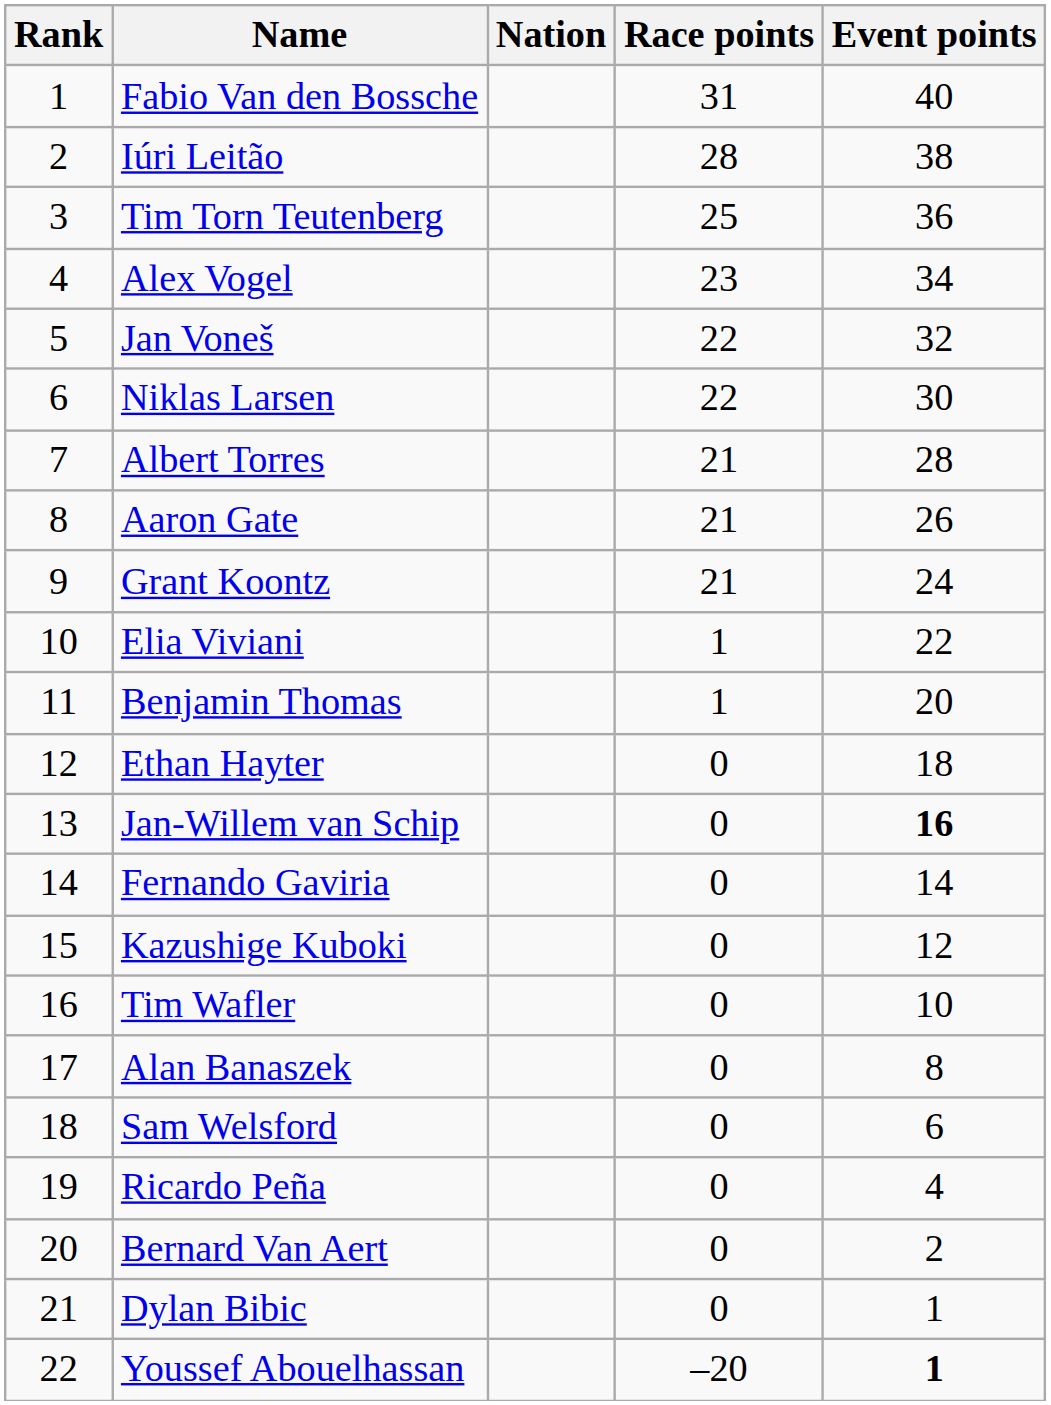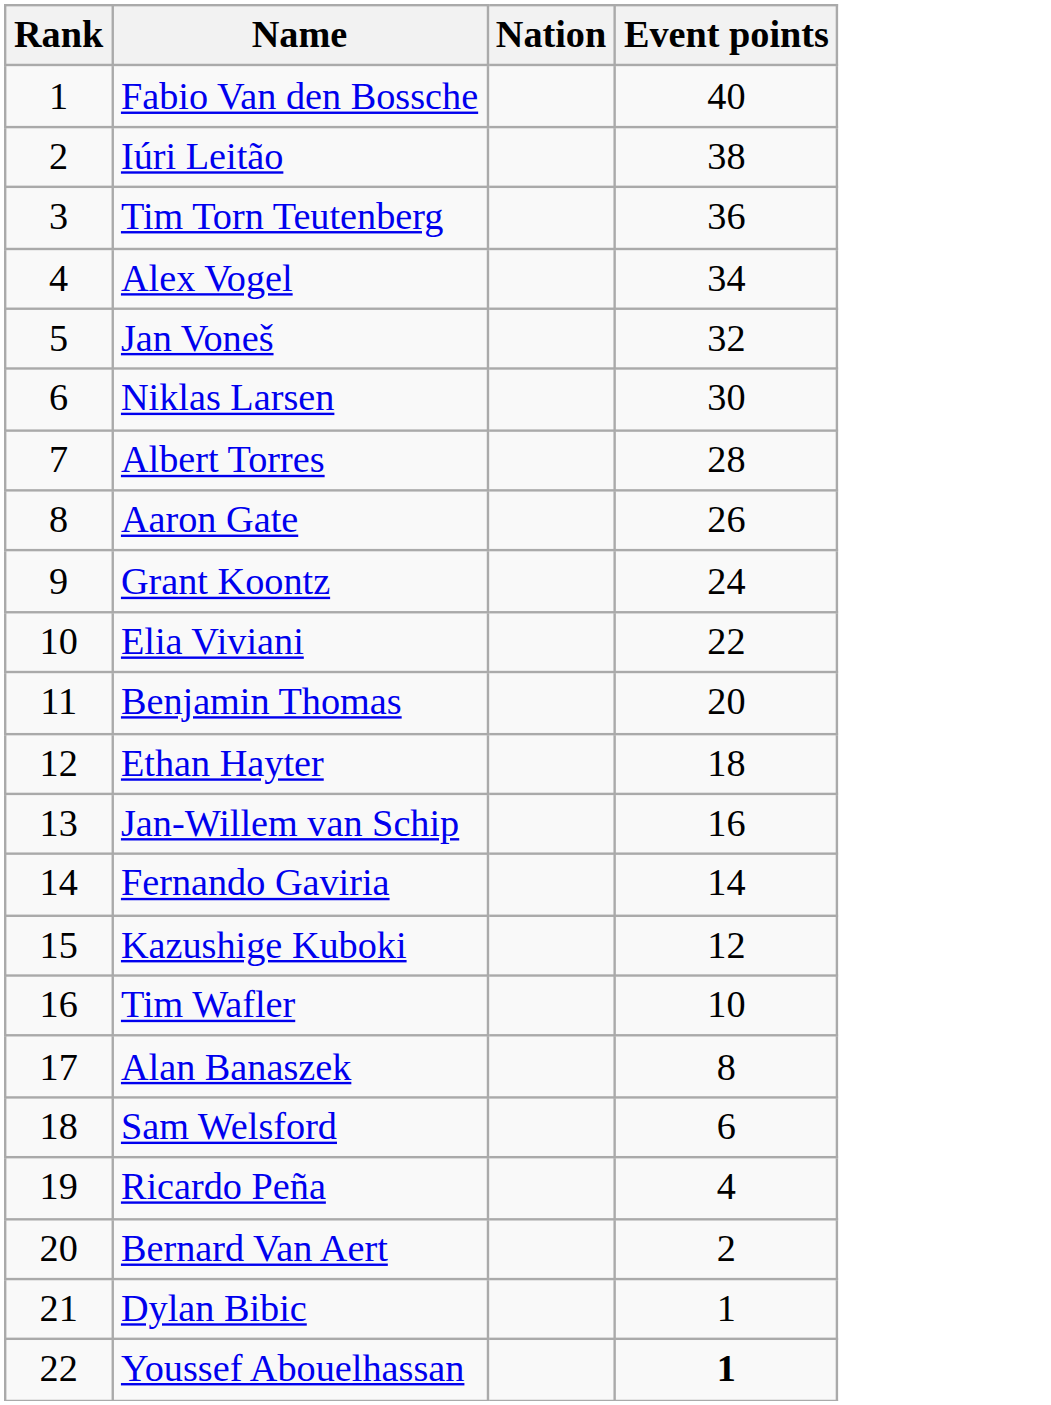- column: (719, 34)
(934, 823) bold -> (726, 823) normal
